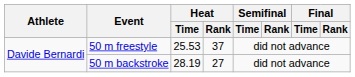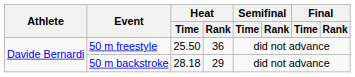(187, 46) 25.53 -> (187, 46) 25.50
(218, 46) 37 -> (218, 46) 36
(187, 64) 28.19 -> (187, 64) 28.18
(218, 64) 27 -> (218, 64) 29
